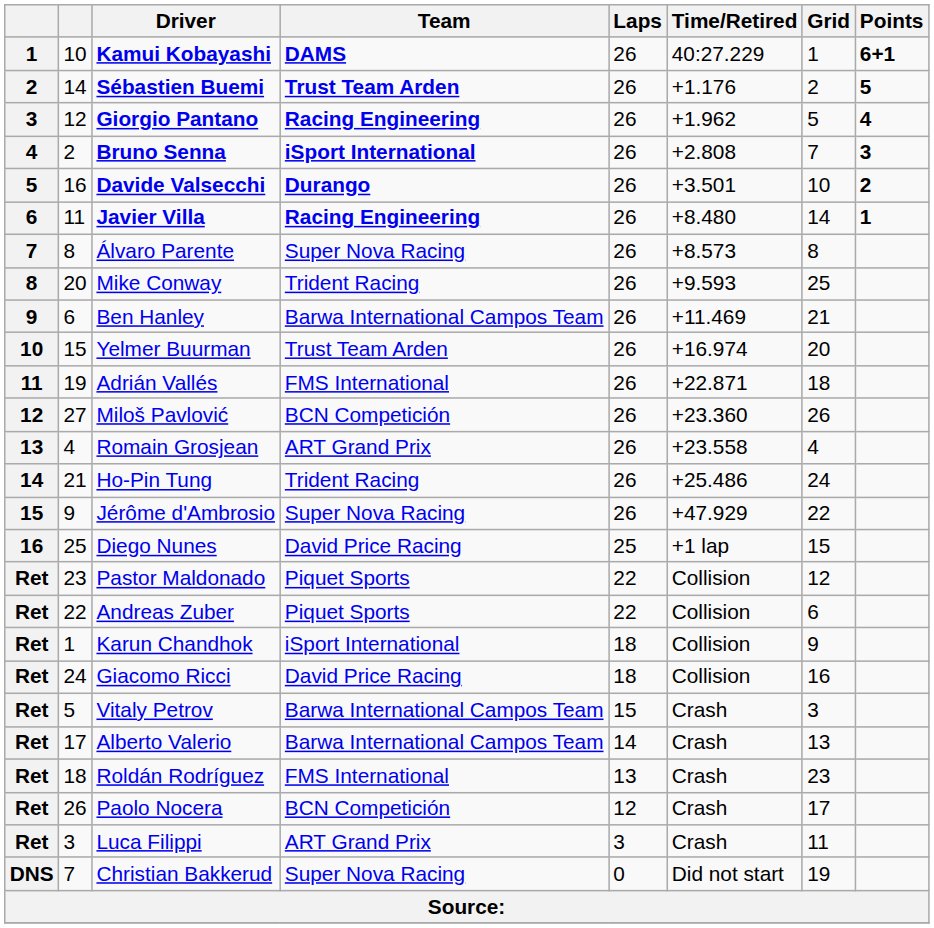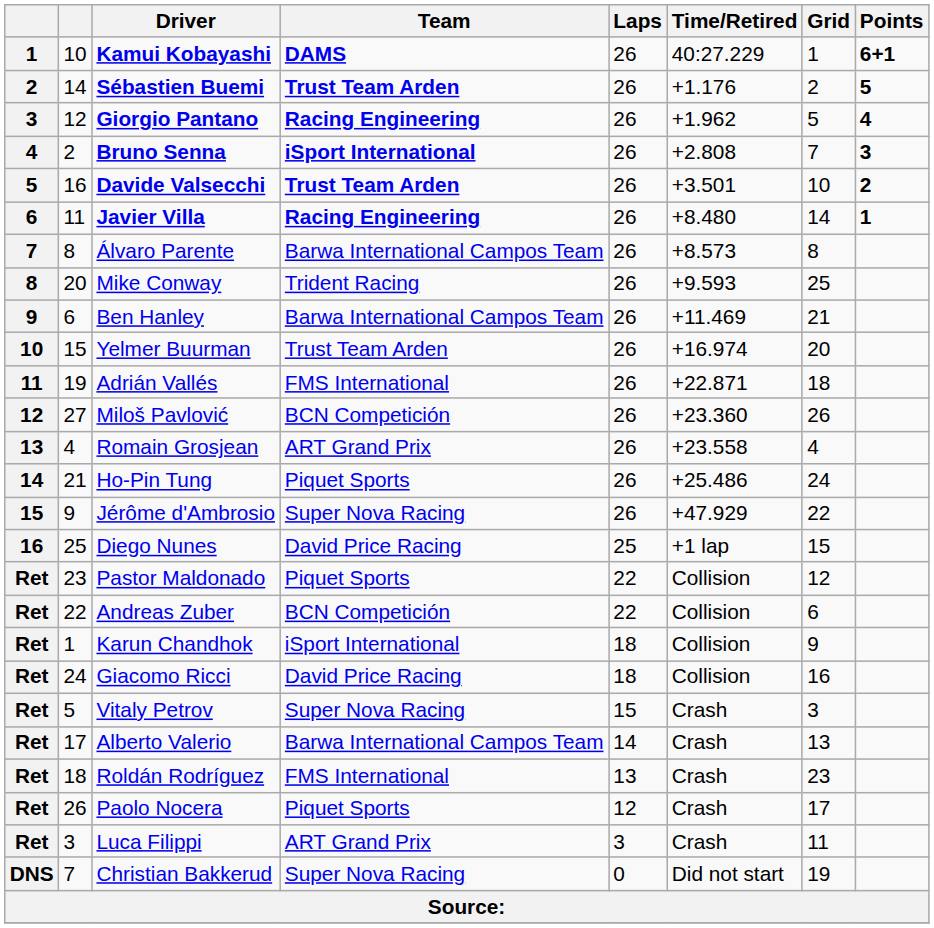(328, 185) Durango -> (372, 185) Trust Team Arden
(375, 250) Super Nova Racing -> (444, 250) Barwa International Campos Team
(352, 480) Trident Racing -> (347, 480) Piquet Sports
(347, 611) Piquet Sports -> (367, 611) BCN Competición
(444, 710) Barwa International Campos Team -> (375, 710) Super Nova Racing
(367, 808) BCN Competición -> (347, 808) Piquet Sports
